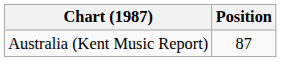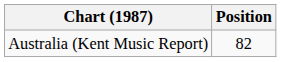(244, 43) 87 -> (244, 43) 82
